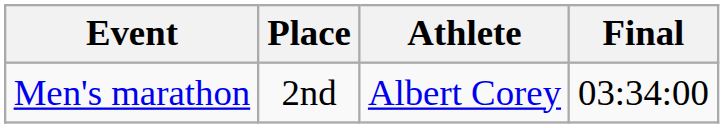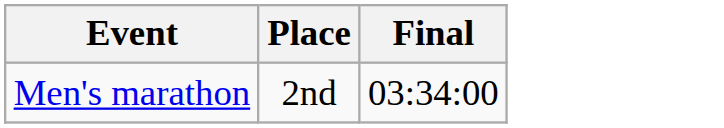- column: (464, 33)
